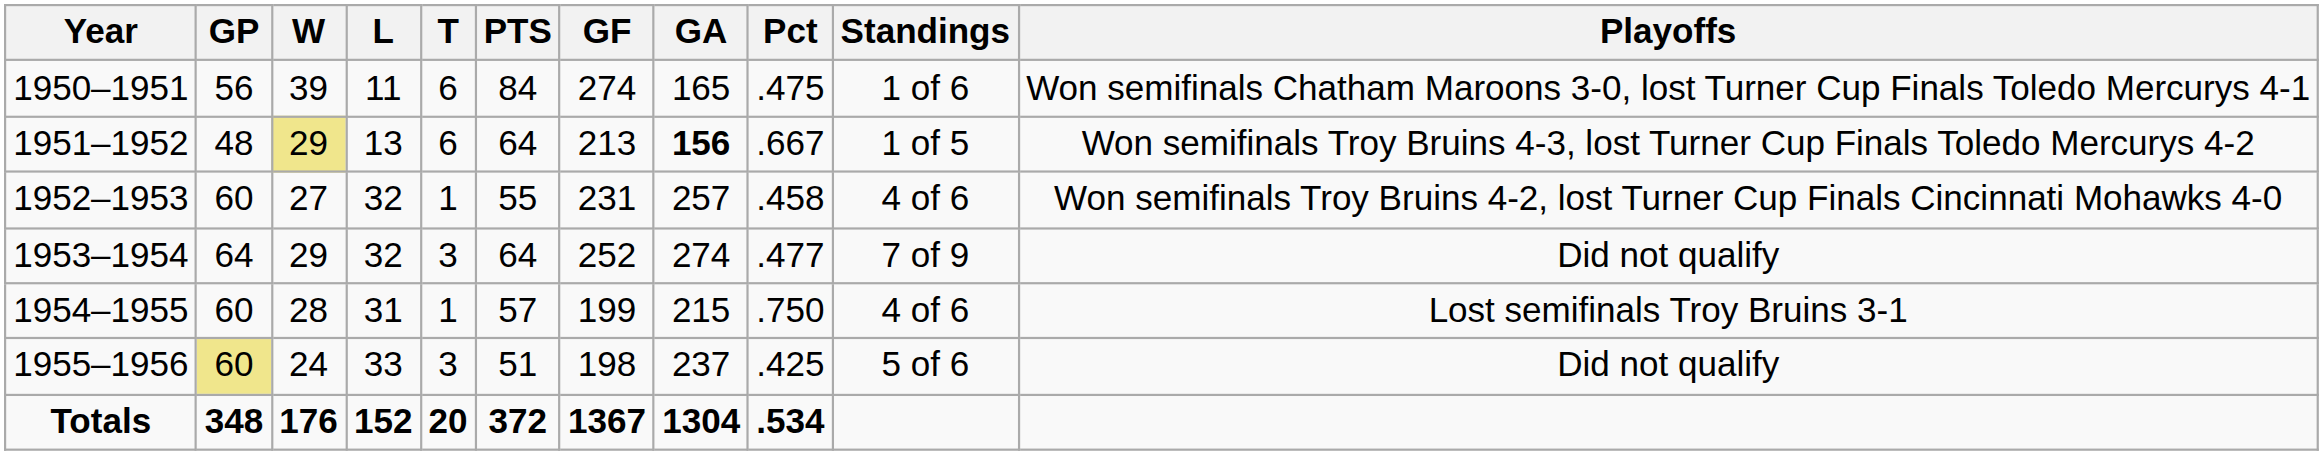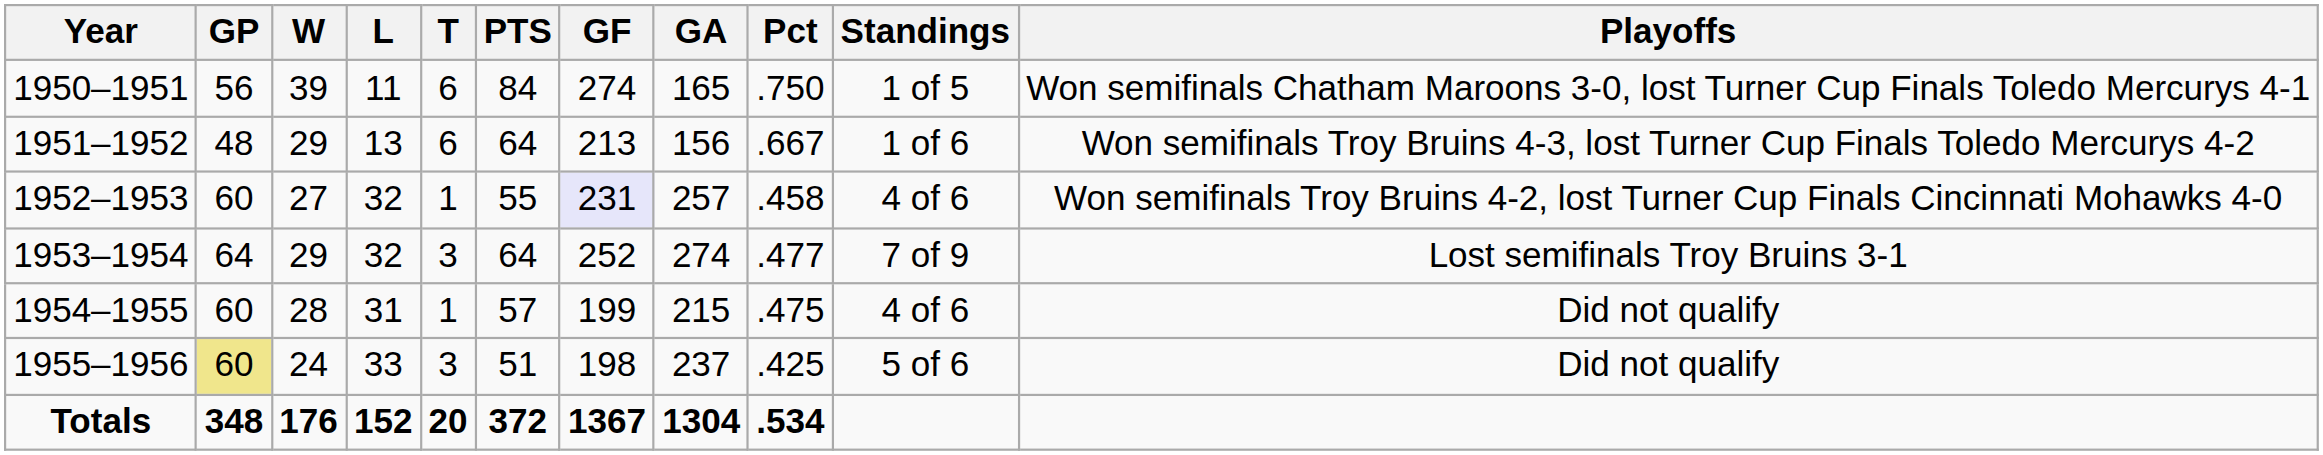(790, 87) .475 -> (790, 87) .750
(925, 87) 1 of 6 -> (925, 87) 1 of 5
(309, 143) khaki background -> (309, 143) no background
(701, 143) bold -> (701, 143) normal
(925, 143) 1 of 5 -> (925, 143) 1 of 6
(607, 198) no background -> (607, 198) lavender background
(1668, 254) Did not qualify -> (1668, 254) Lost semifinals Troy Bruins 3-1
(790, 310) .750 -> (790, 310) .475
(1668, 310) Lost semifinals Troy Bruins 3-1 -> (1668, 310) Did not qualify
